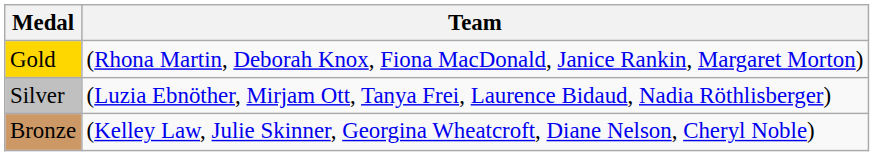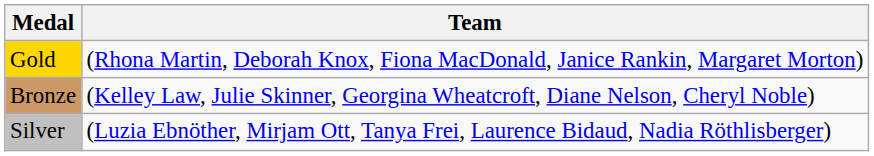rows swapped: (37, 95) <-> (43, 131)
